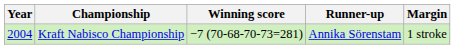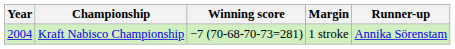columns swapped: (427, 14) <-> (355, 14)
